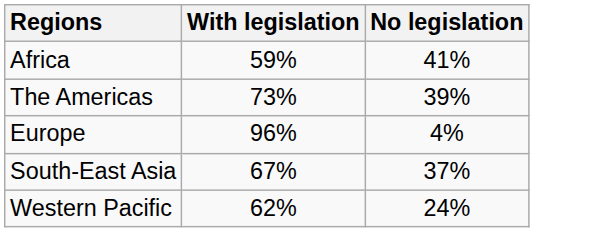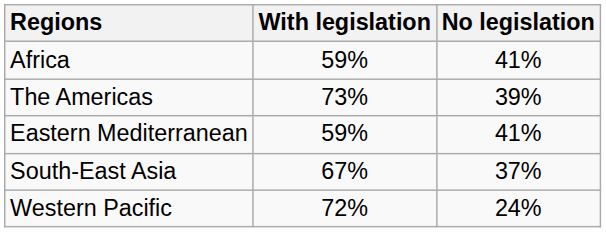+ row: (129, 134)
- row: (48, 134)
(273, 208) 62% -> (345, 208) 72%
